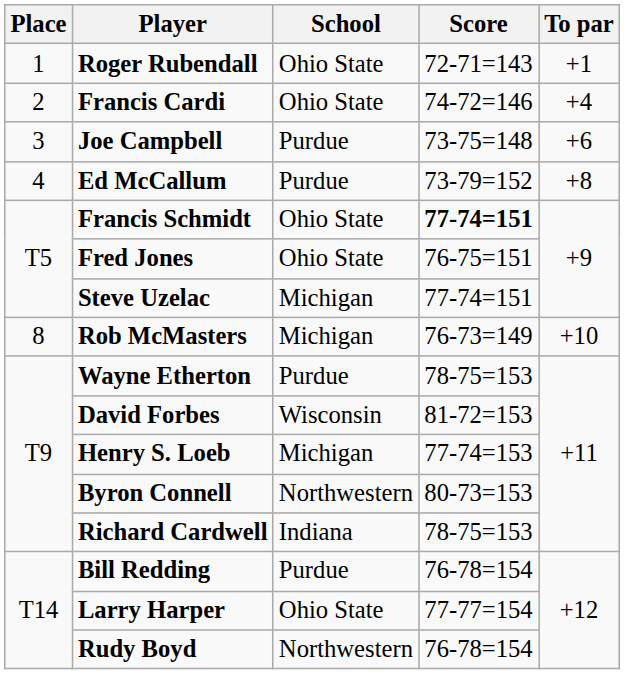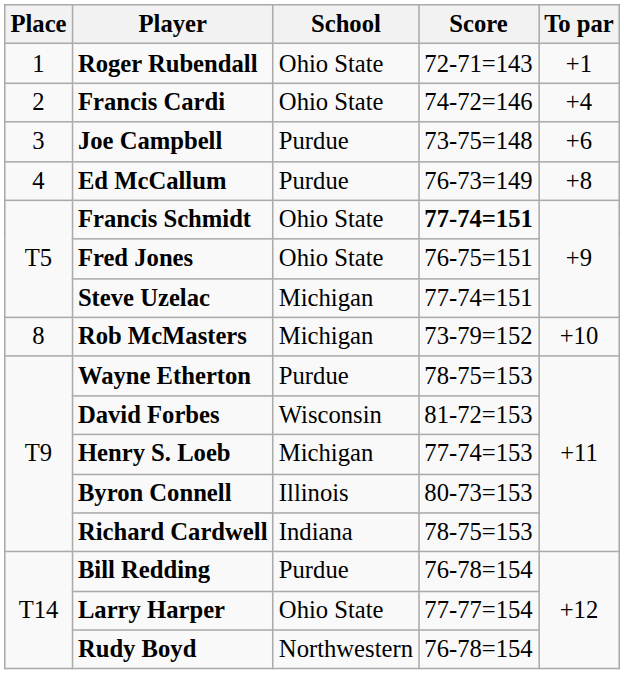(479, 180) 73-79=152 -> (479, 180) 76-73=149
(479, 336) 76-73=149 -> (479, 336) 73-79=152
(346, 492) Northwestern -> (314, 492) Illinois
